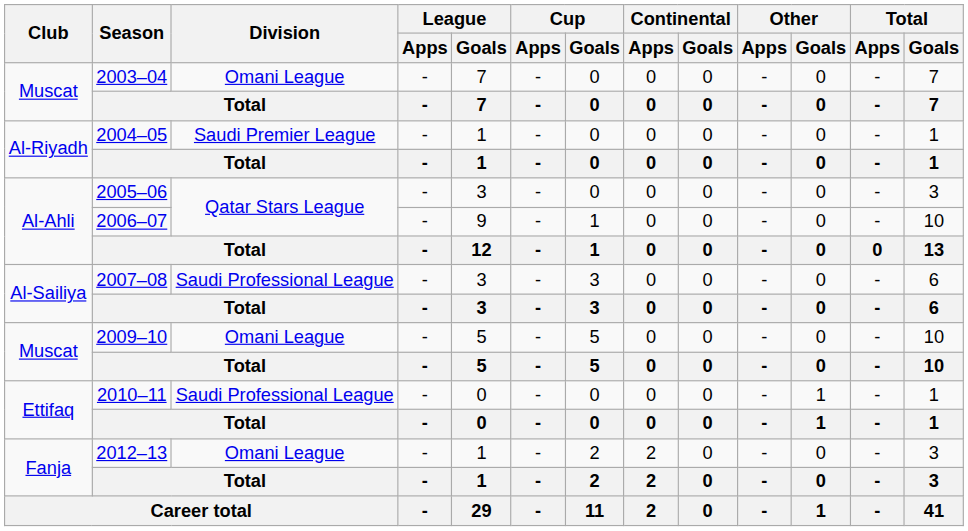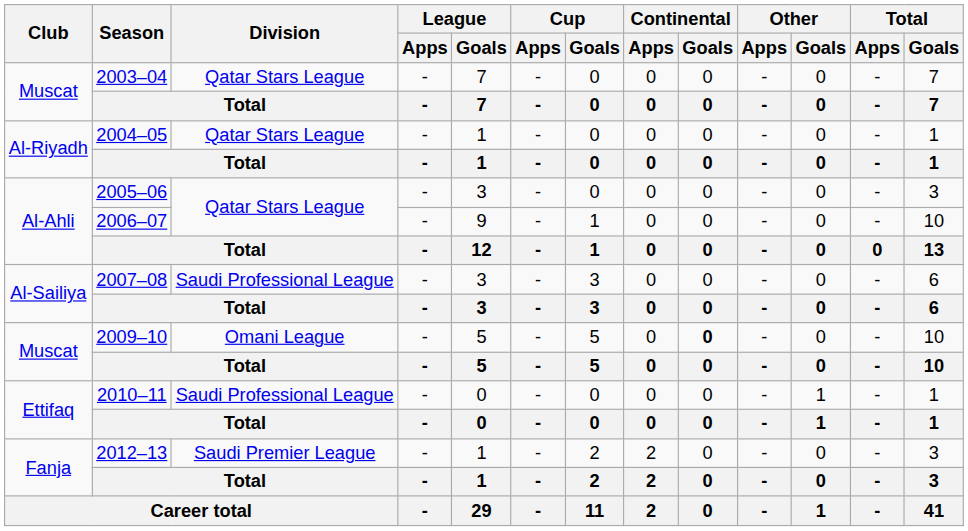(285, 76) Omani League -> (285, 76) Qatar Stars League
(285, 134) Saudi Premier League -> (285, 134) Qatar Stars League
(708, 337) normal -> (708, 337) bold
(285, 452) Omani League -> (285, 452) Saudi Premier League
